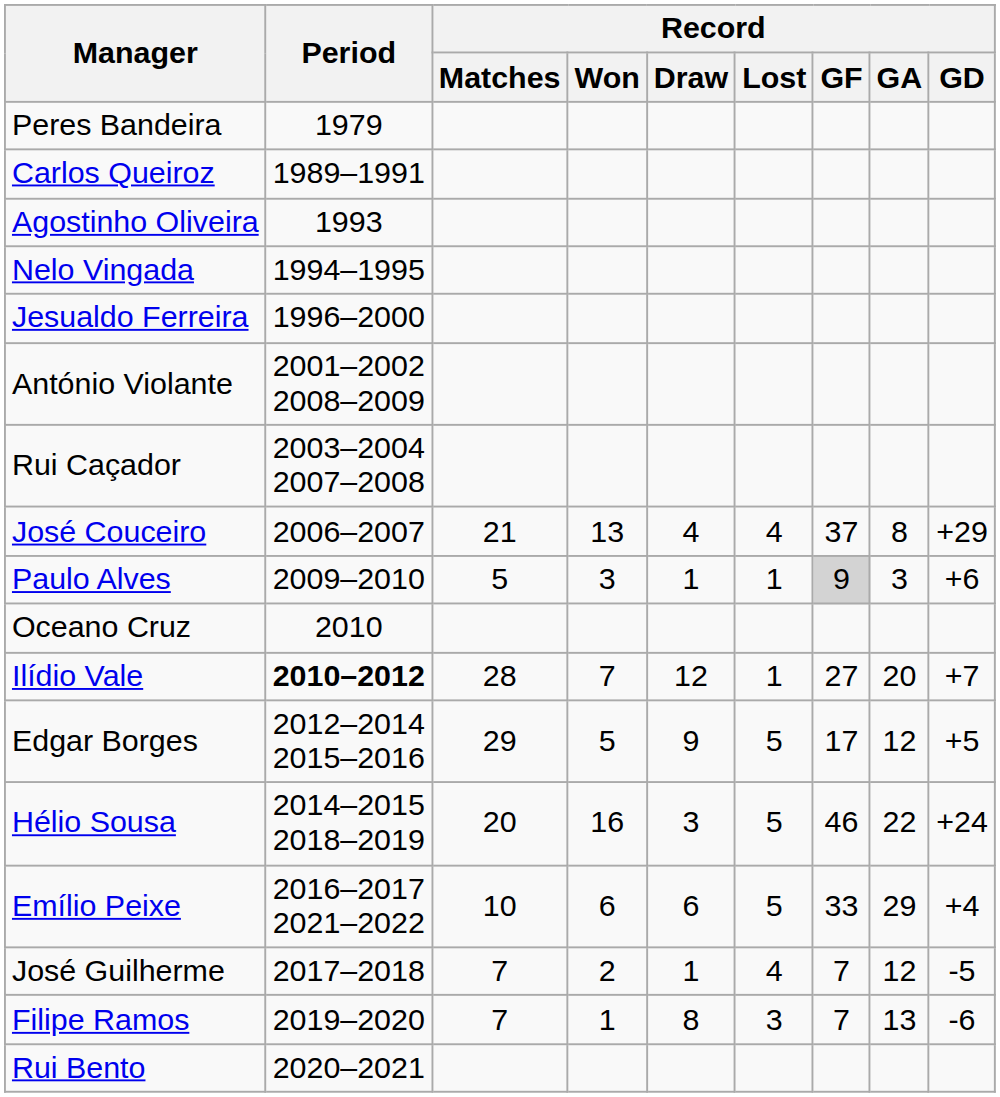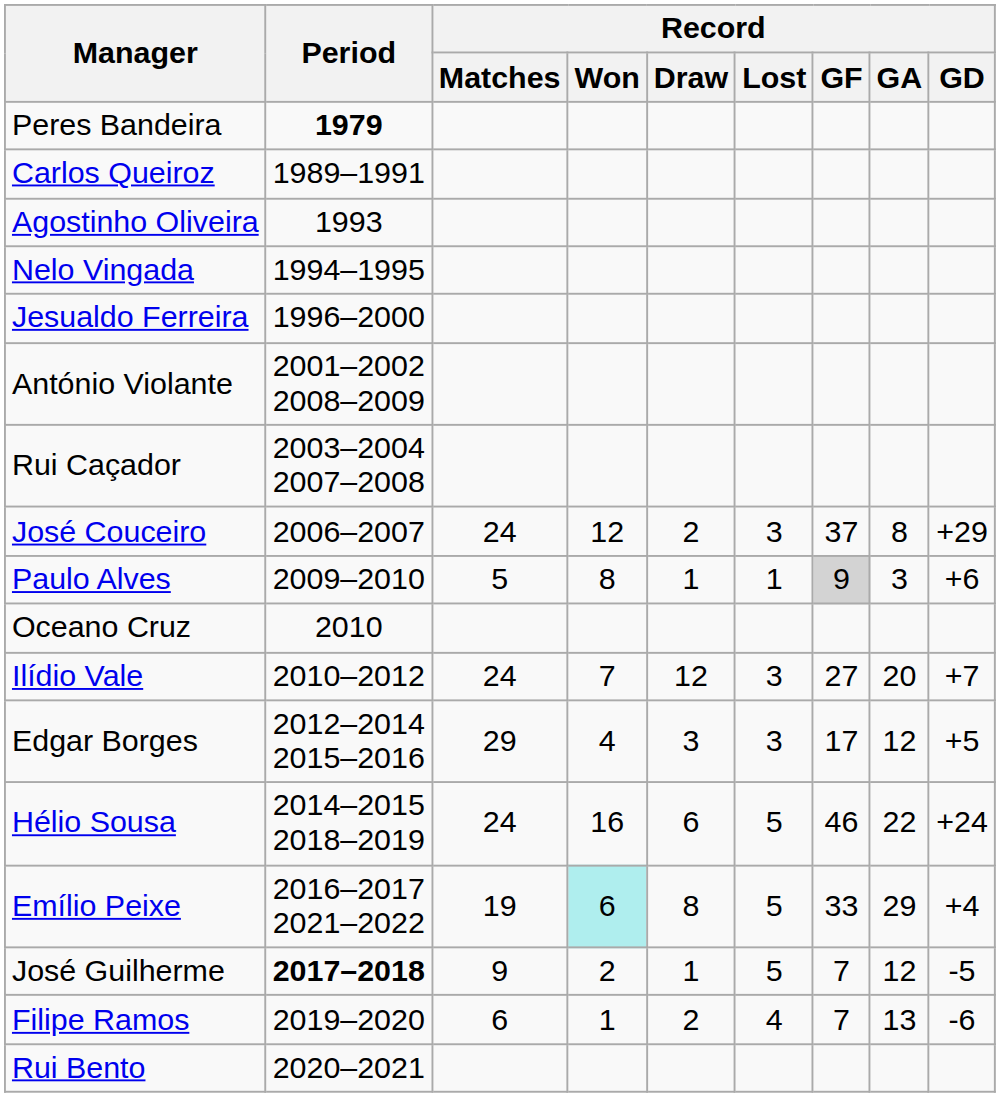(349, 125) normal -> (349, 125) bold
(500, 530) 21 -> (500, 530) 24
(607, 530) 13 -> (607, 530) 12
(691, 530) 4 -> (691, 530) 2
(774, 530) 4 -> (774, 530) 3
(607, 579) 3 -> (607, 579) 8
(349, 675) bold -> (349, 675) normal
(500, 675) 28 -> (500, 675) 24
(774, 675) 1 -> (774, 675) 3
(607, 740) 5 -> (607, 740) 4
(691, 740) 9 -> (691, 740) 3
(774, 740) 5 -> (774, 740) 3
(500, 823) 20 -> (500, 823) 24
(691, 823) 3 -> (691, 823) 6
(500, 905) 10 -> (500, 905) 19
(607, 905) no background -> (607, 905) paleturquoise background
(691, 905) 6 -> (691, 905) 8
(349, 971) normal -> (349, 971) bold
(500, 971) 7 -> (500, 971) 9
(774, 971) 4 -> (774, 971) 5
(500, 1019) 7 -> (500, 1019) 6
(691, 1019) 8 -> (691, 1019) 2
(774, 1019) 3 -> (774, 1019) 4
